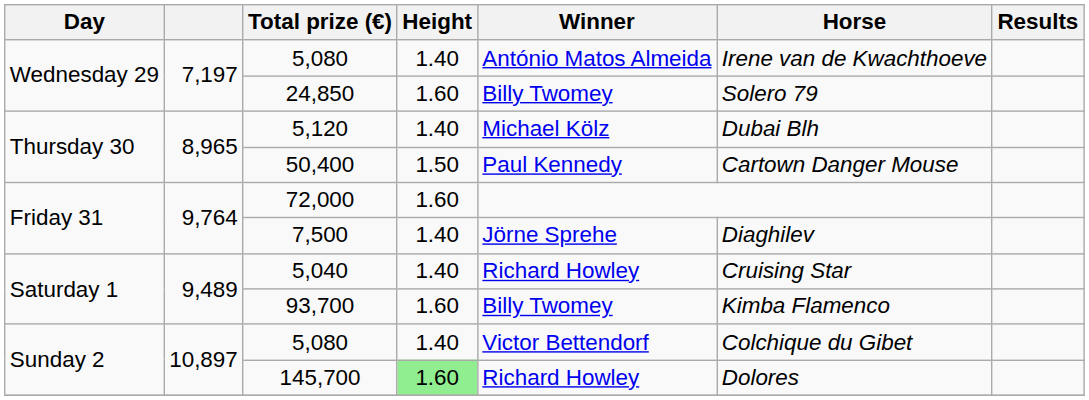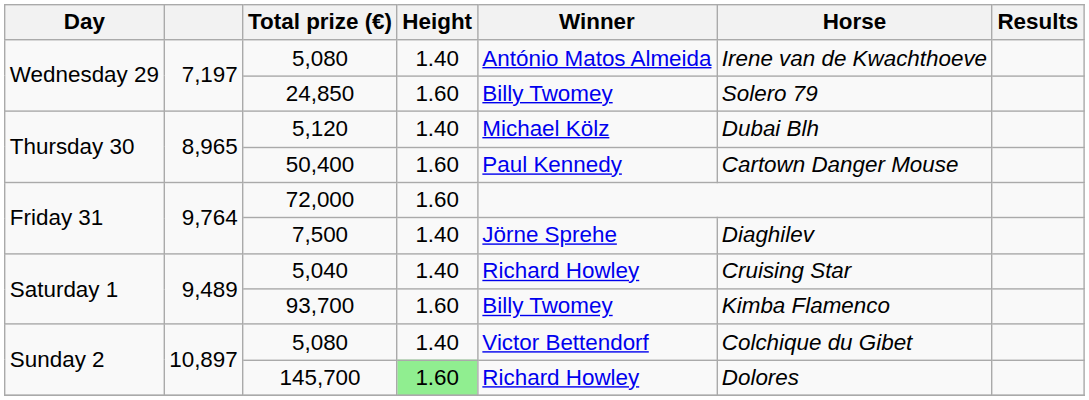(437, 164) 1.50 -> (437, 164) 1.60
